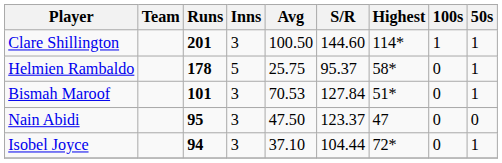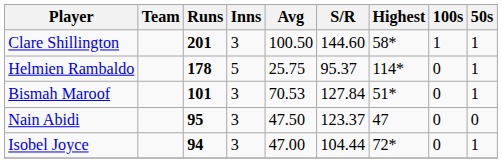(388, 42) 114* -> (385, 42) 58*
(385, 68) 58* -> (388, 68) 114*
(287, 145) 37.10 -> (287, 145) 47.00
